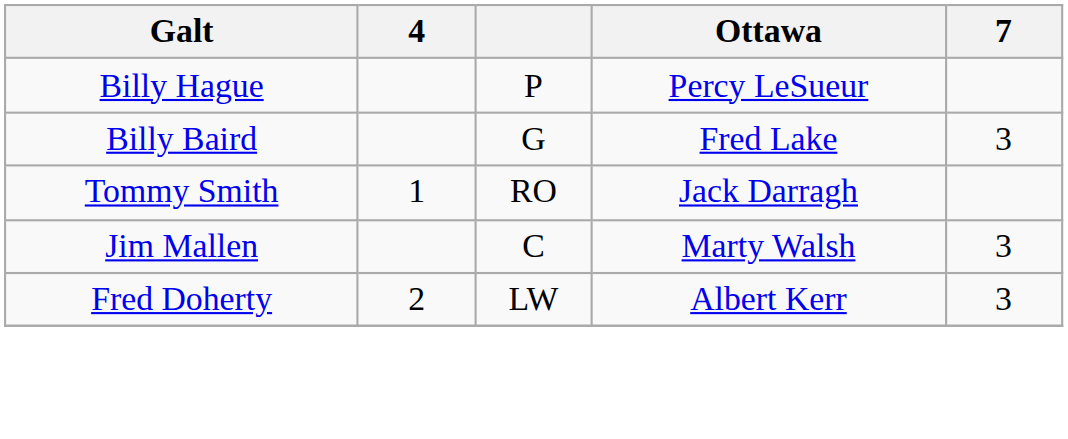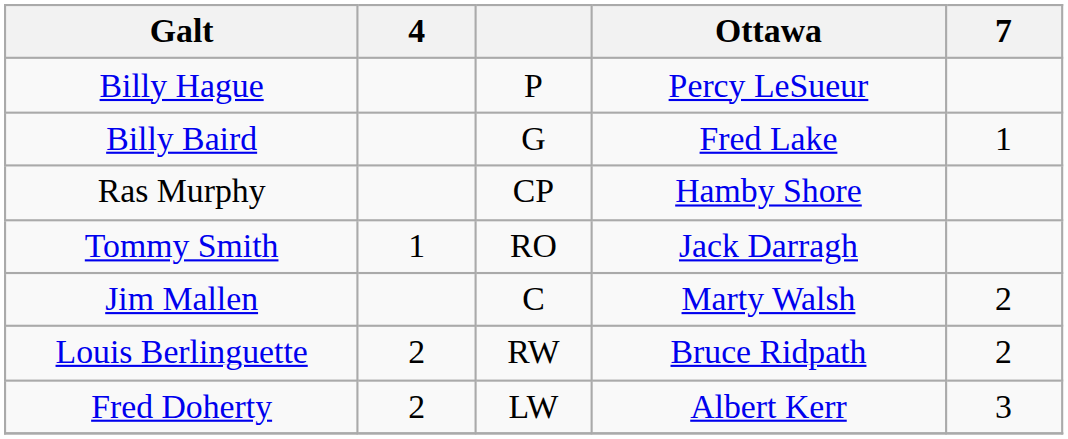(1003, 138) 3 -> (1003, 138) 1
+ row: (182, 191)
(1003, 245) 3 -> (1003, 298) 2
+ row: (182, 352)
